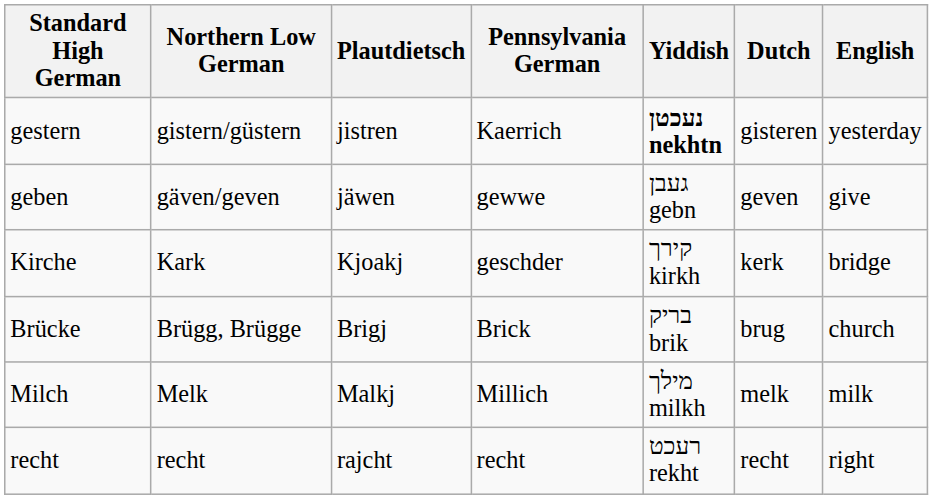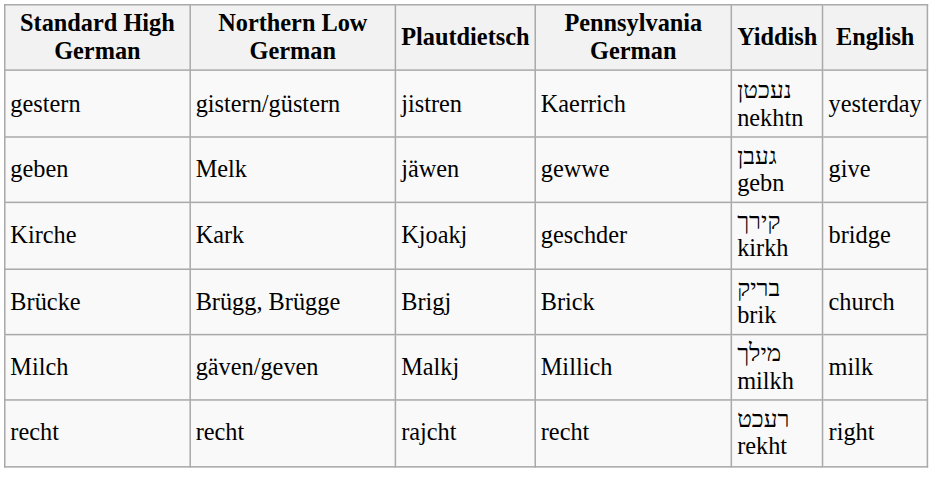- column: (779, 51)
(685, 130) bold -> (770, 103) normal
(218, 196) gäven/geven -> (221, 169) Melk
(182, 394) Melk -> (257, 367) gäven/geven
